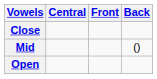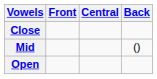columns swapped: (105, 13) <-> (67, 13)
